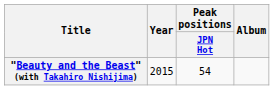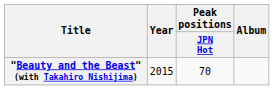(205, 71) 54 -> (205, 71) 70
